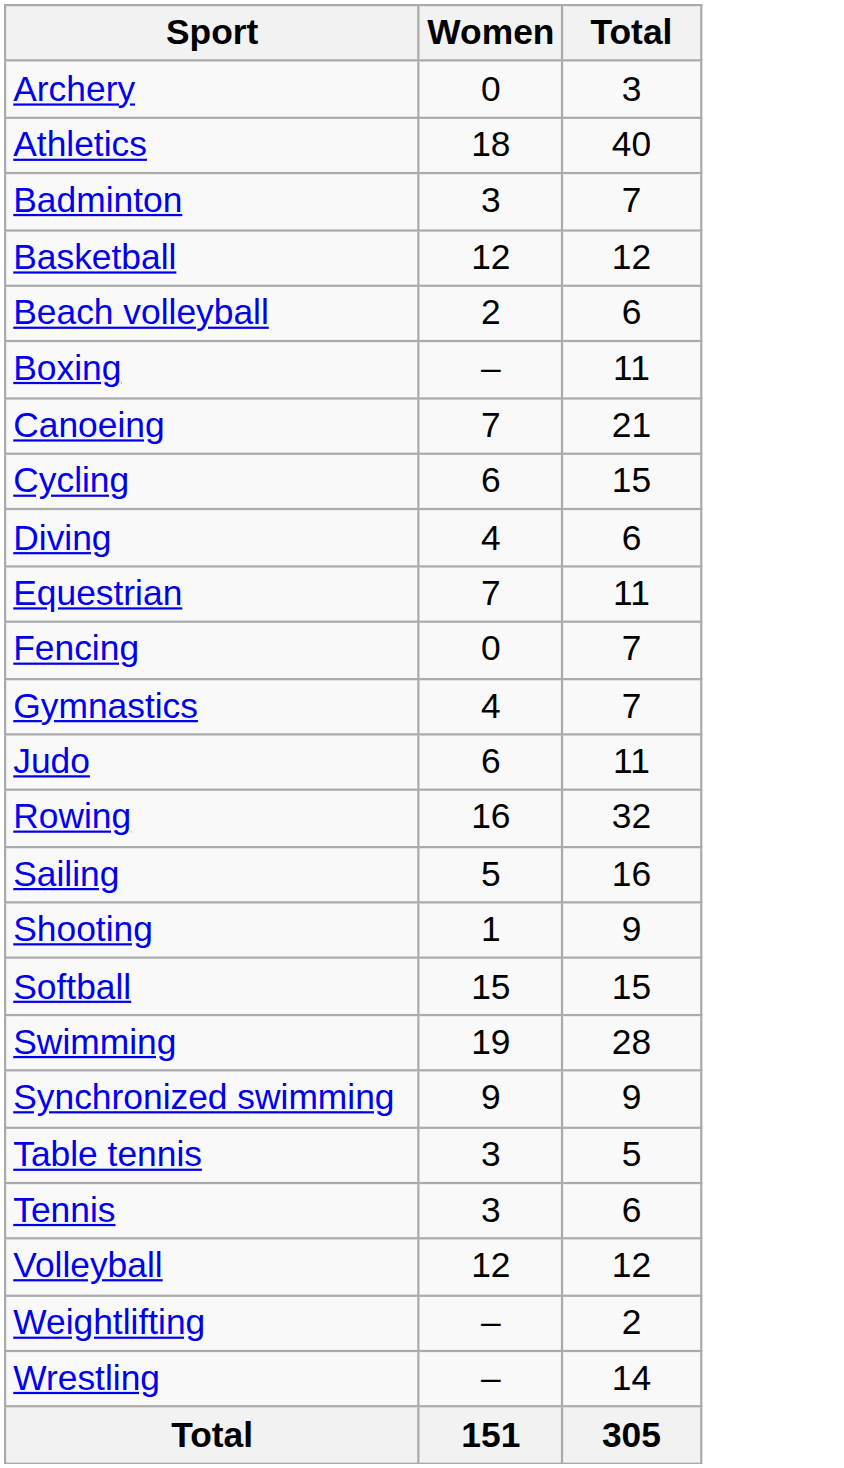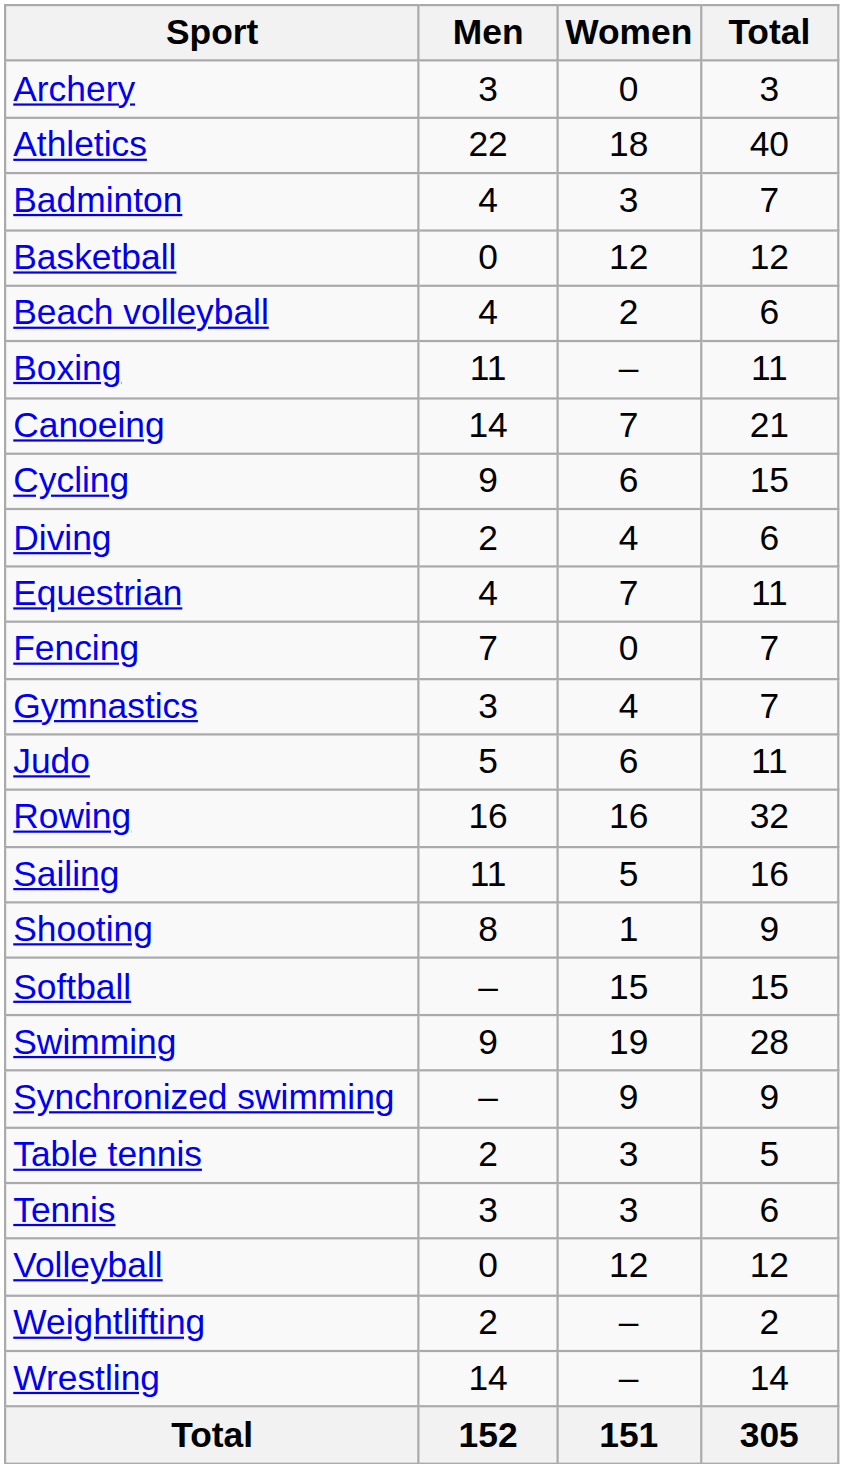+ column: (488, 32)
